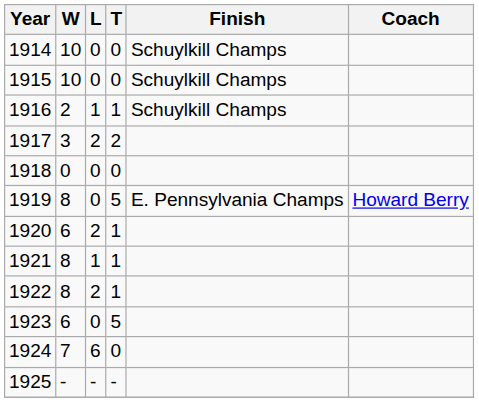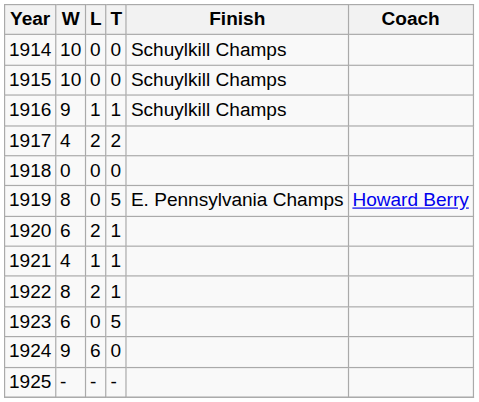(65, 110) 2 -> (65, 110) 9
(65, 140) 3 -> (65, 140) 4
(65, 261) 8 -> (65, 261) 4
(65, 351) 7 -> (65, 351) 9
